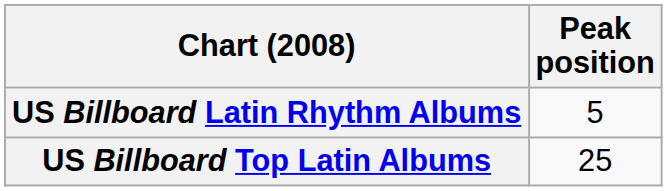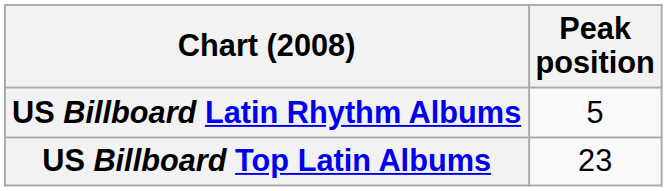(595, 160) 25 -> (595, 160) 23
